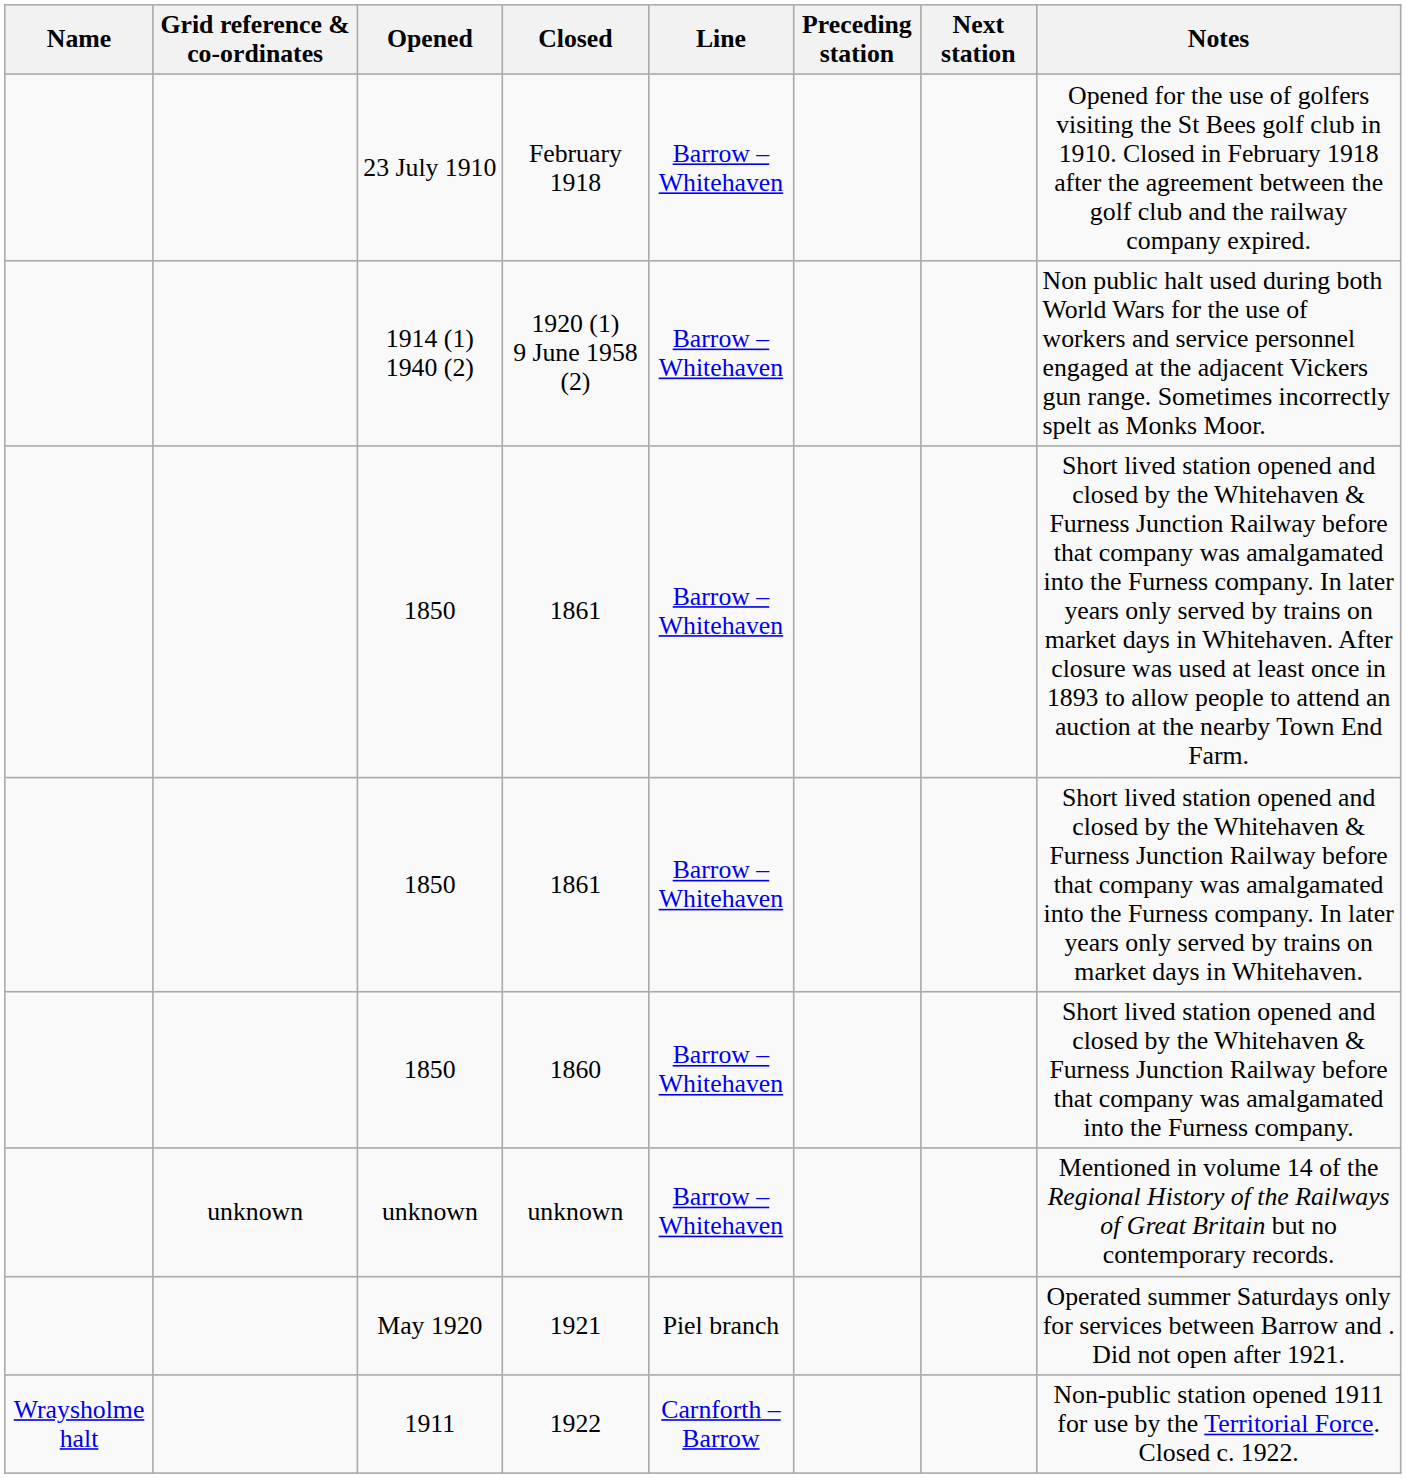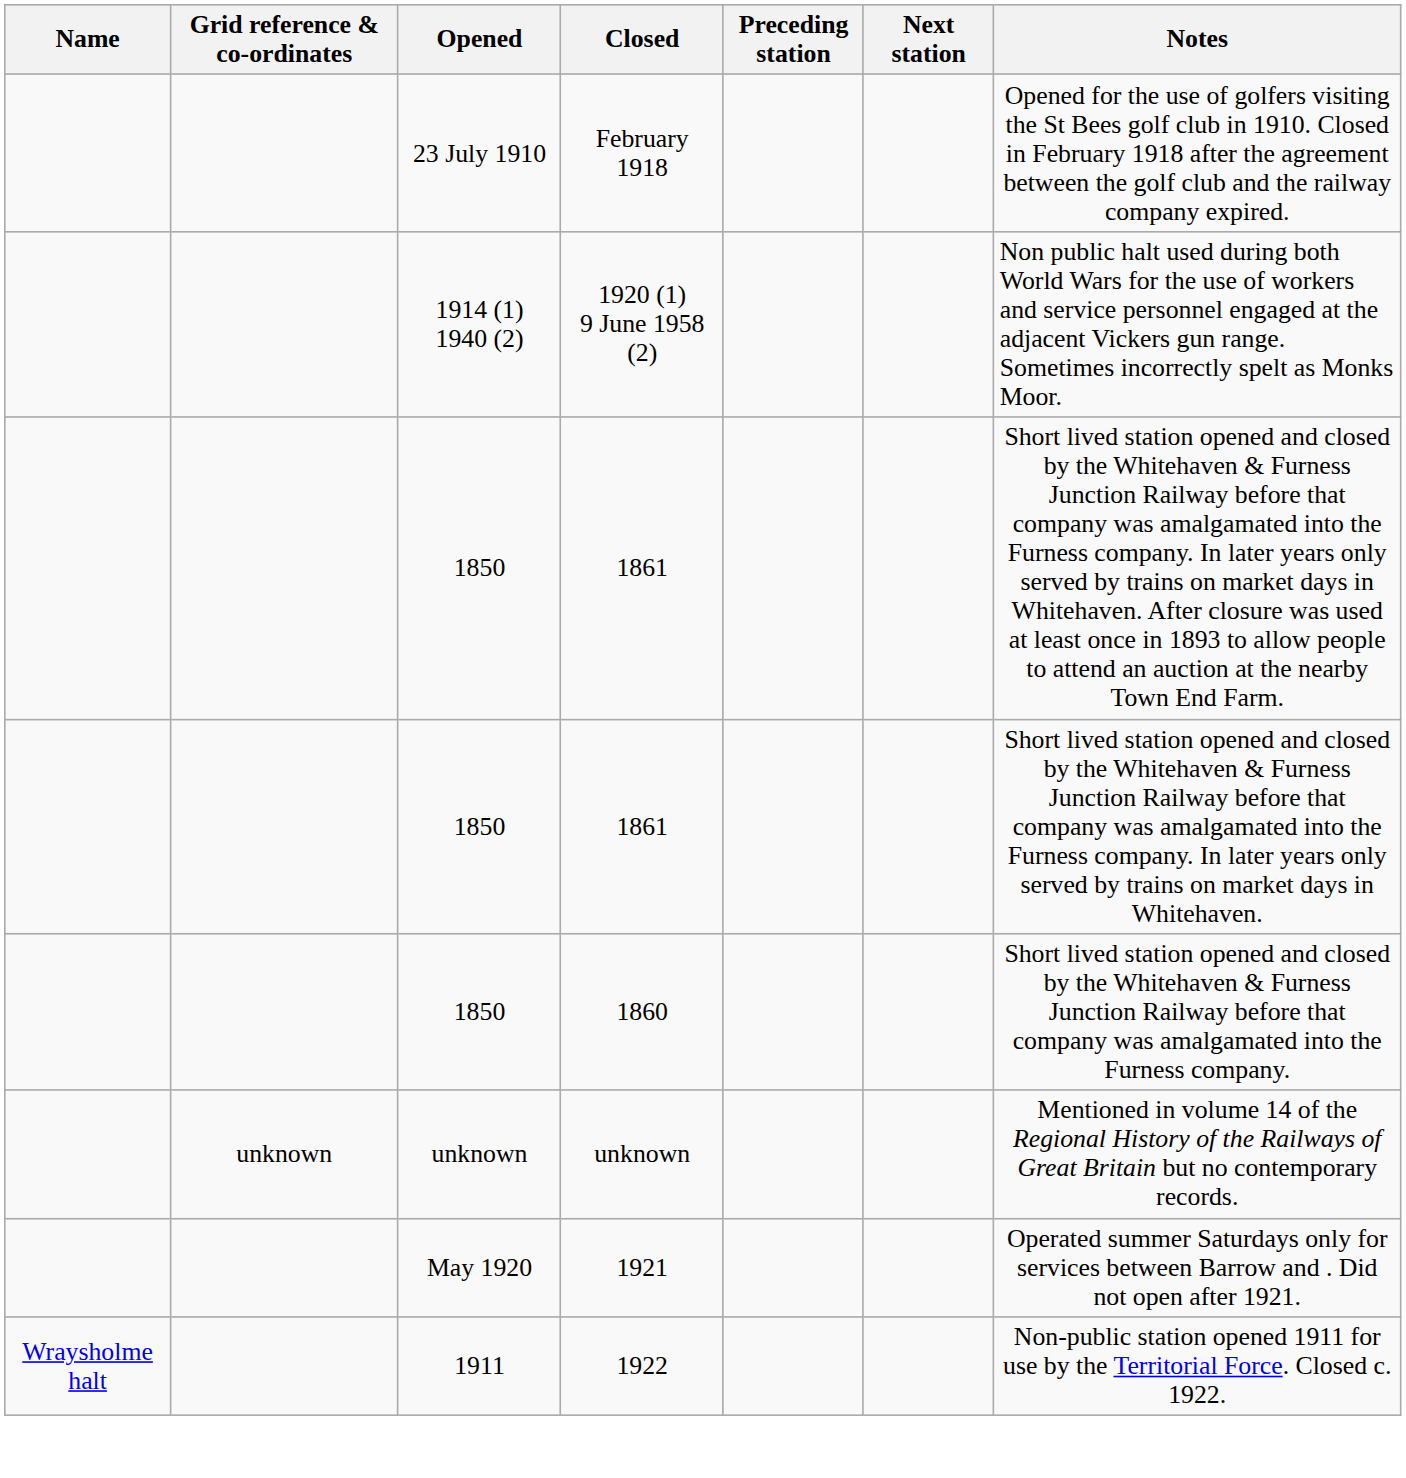- column: (721, 39)
